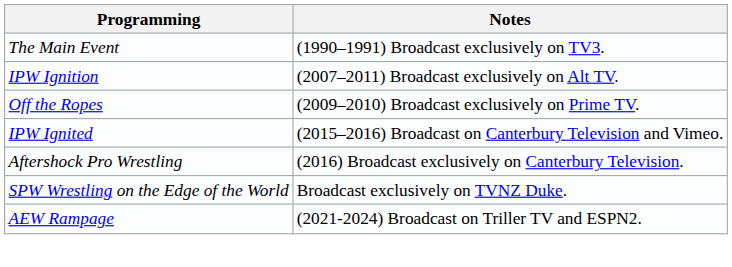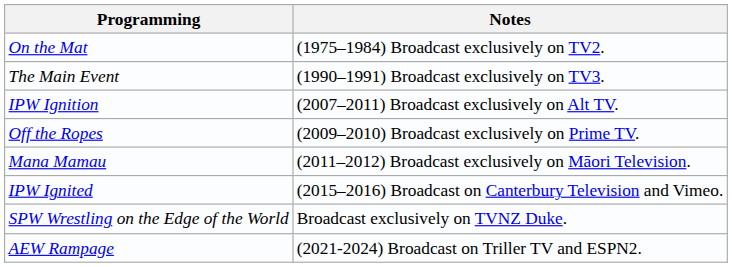+ row: (48, 47)
+ row: (57, 161)
- row: (95, 161)
